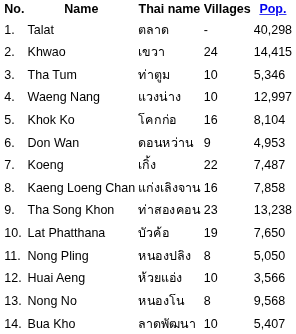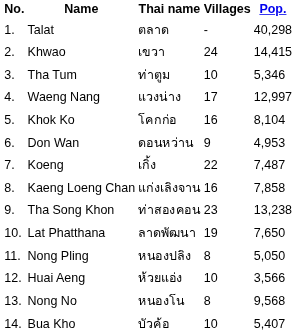(211, 97) 10 -> (211, 97) 17
(154, 233) บัวค้อ -> (167, 233) ลาดพัฒนา
(167, 323) ลาดพัฒนา -> (154, 323) บัวค้อ
